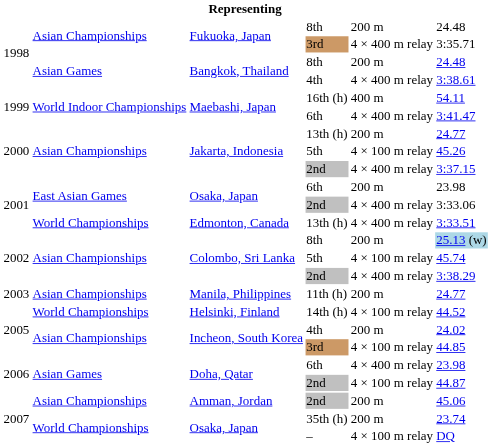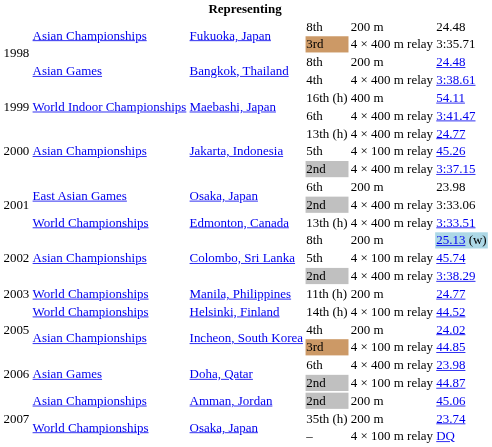(367, 133) 200 m -> (392, 133) 4 × 400 m relay
(90, 293) Asian Championships -> (91, 293) World Championships
